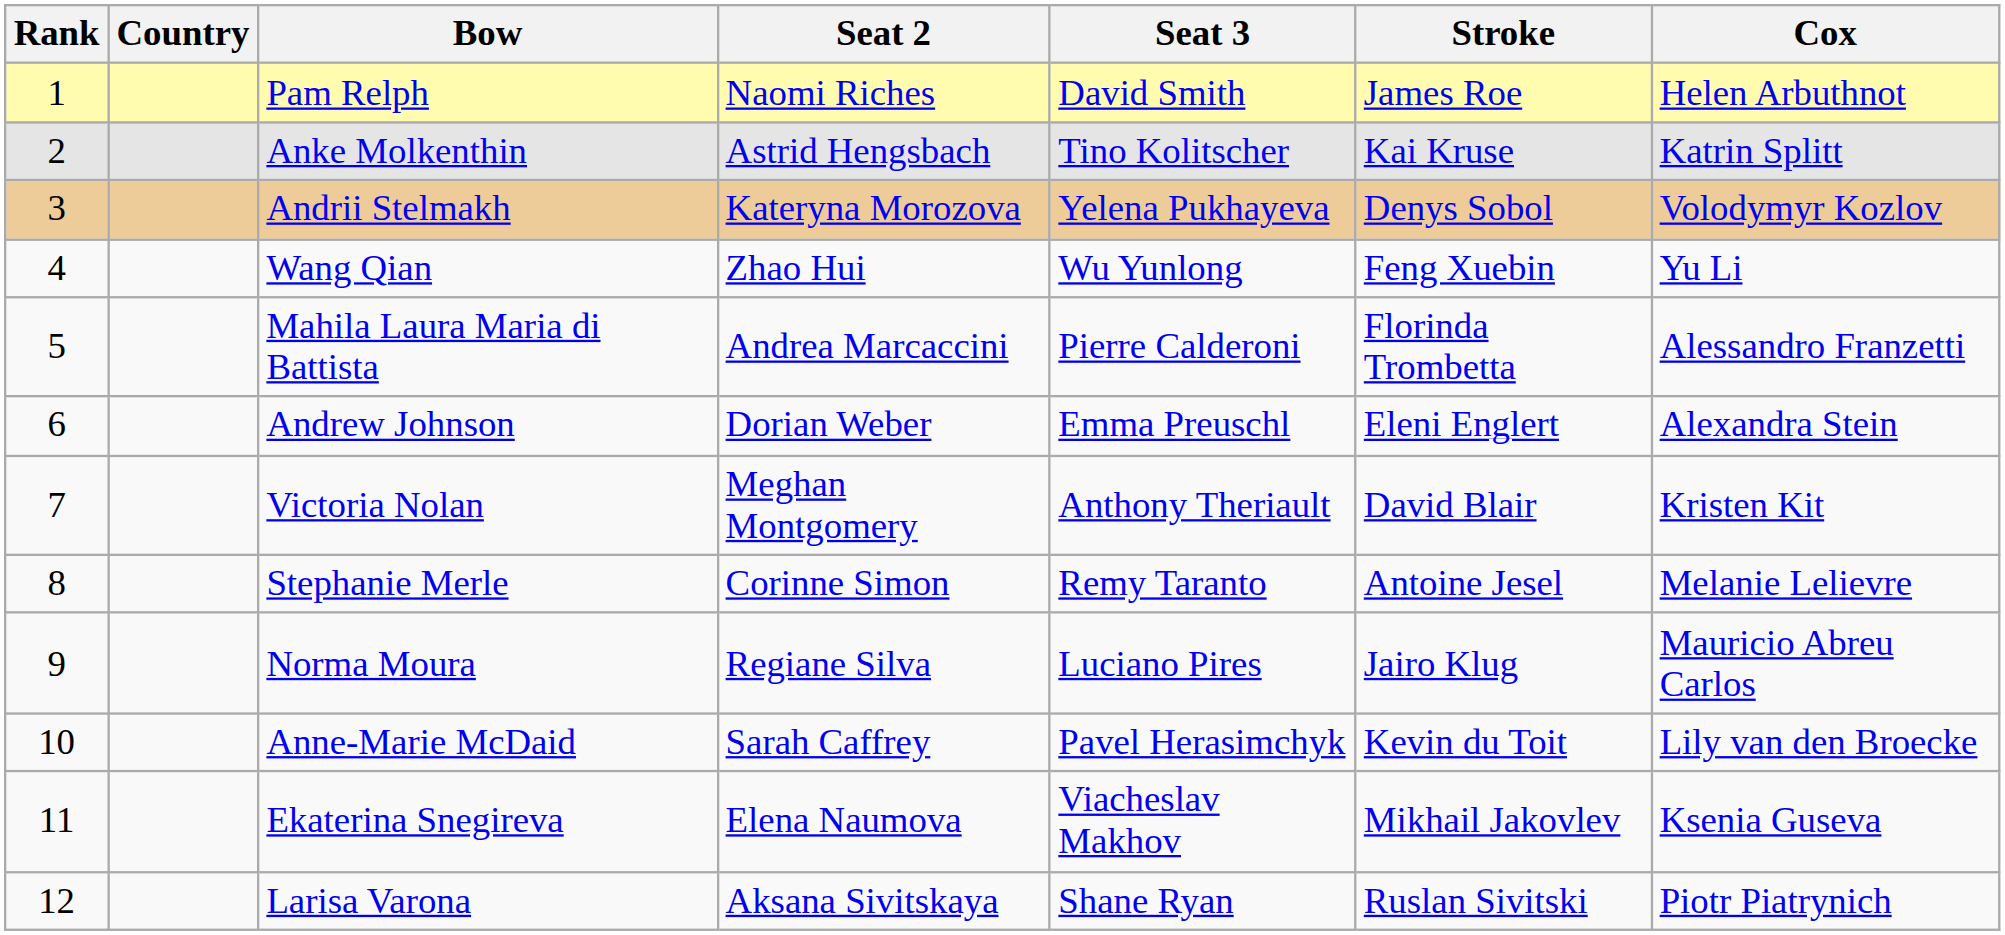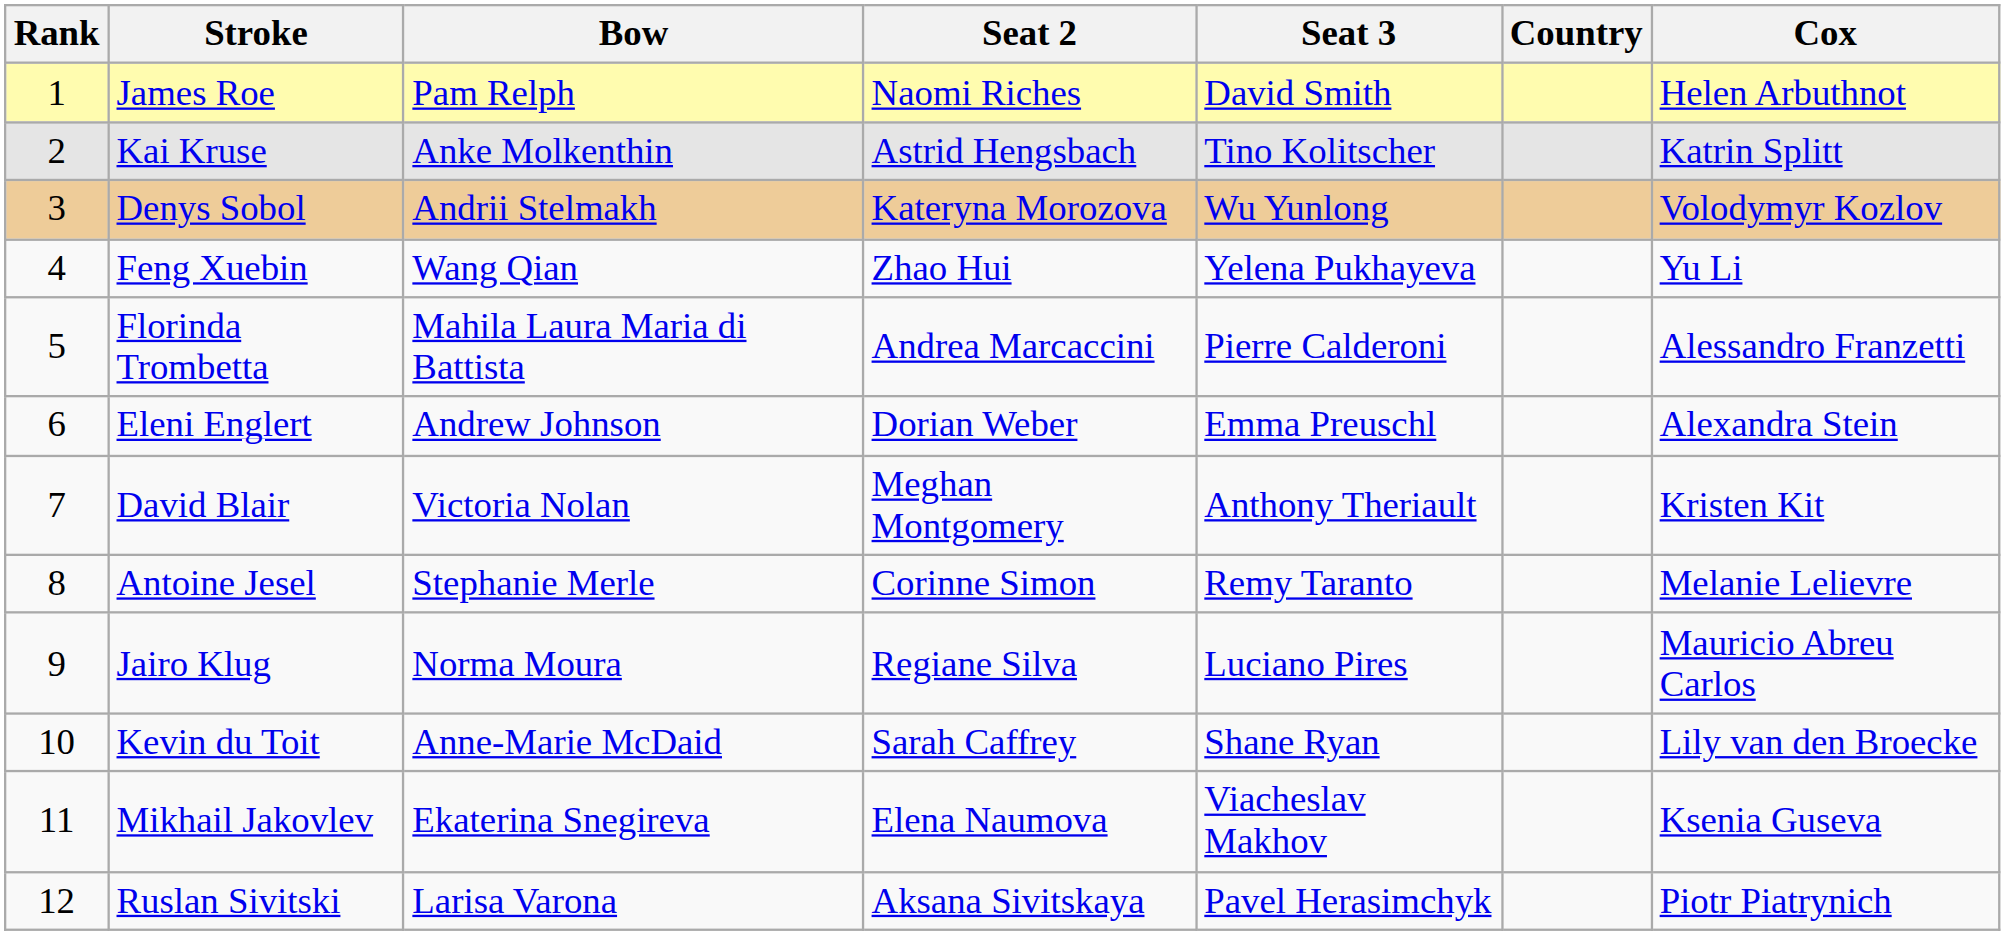columns swapped: (183, 33) <-> (1503, 33)
(1194, 208) Yelena Pukhayeva -> (1296, 208) Wu Yunlong
(1150, 267) Wu Yunlong -> (1340, 267) Yelena Pukhayeva
(1202, 741) Pavel Herasimchyk -> (1292, 741) Shane Ryan
(1146, 899) Shane Ryan -> (1348, 899) Pavel Herasimchyk
